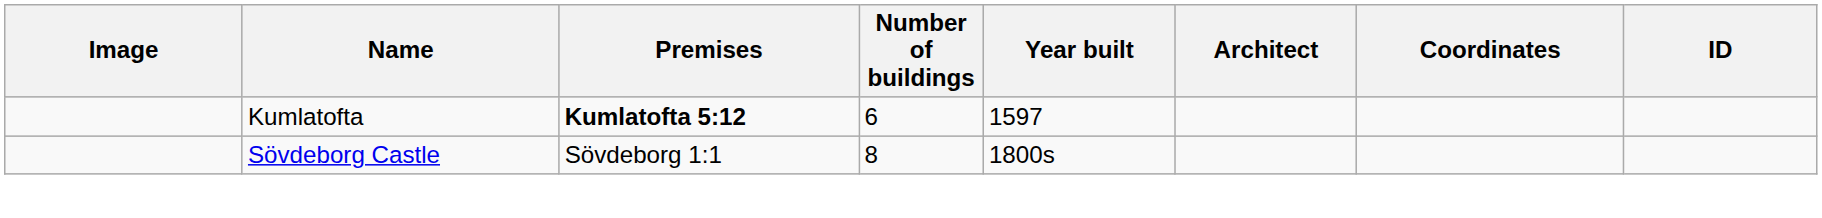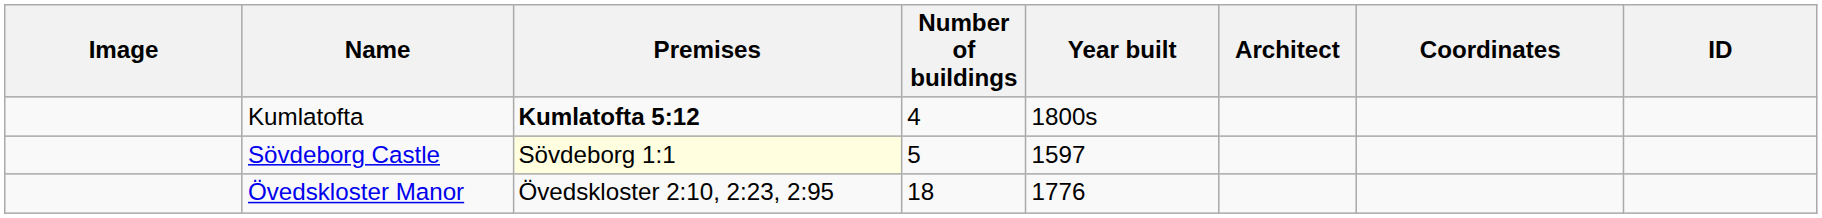(871, 116) 6 -> (914, 116) 4
(1016, 116) 1597 -> (1065, 116) 1800s
(643, 154) no background -> (597, 154) lightyellow background
(871, 154) 8 -> (914, 154) 5
(1022, 154) 1800s -> (1058, 154) 1597
+ row: (356, 192)
